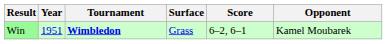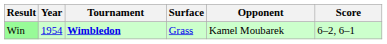columns swapped: (328, 12) <-> (240, 12)
(52, 30) 1951 -> (52, 30) 1954
